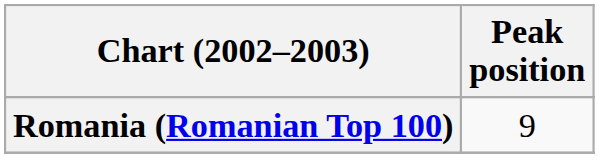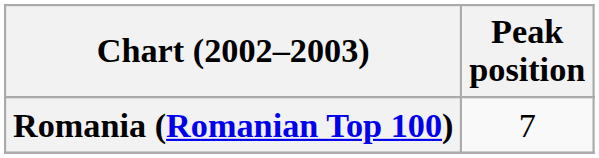(527, 124) 9 -> (527, 124) 7
